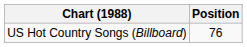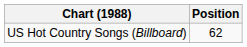(216, 33) 76 -> (216, 33) 62
